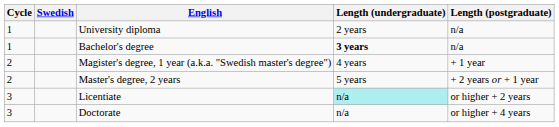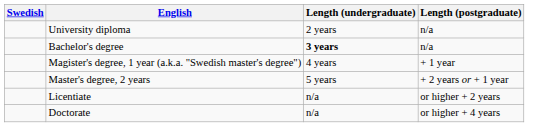- column: (19, 12)
(343, 96) paleturquoise background -> (313, 96) no background
